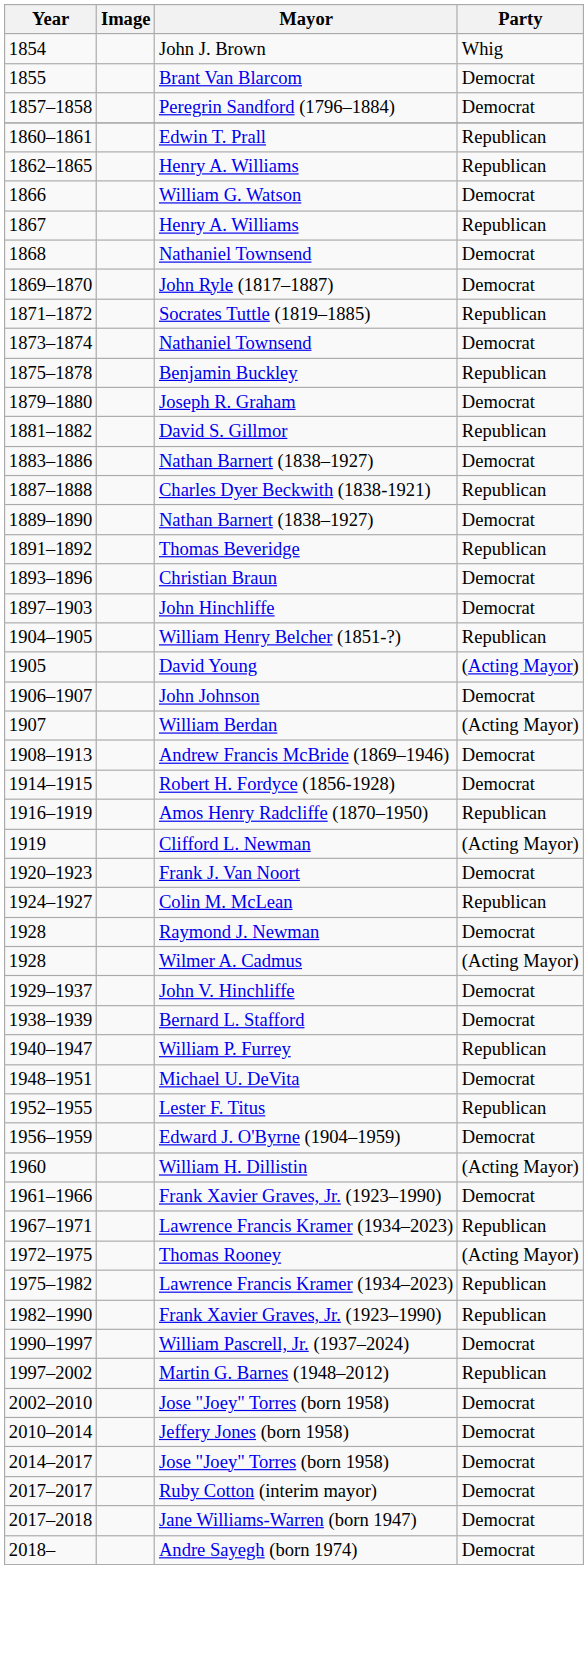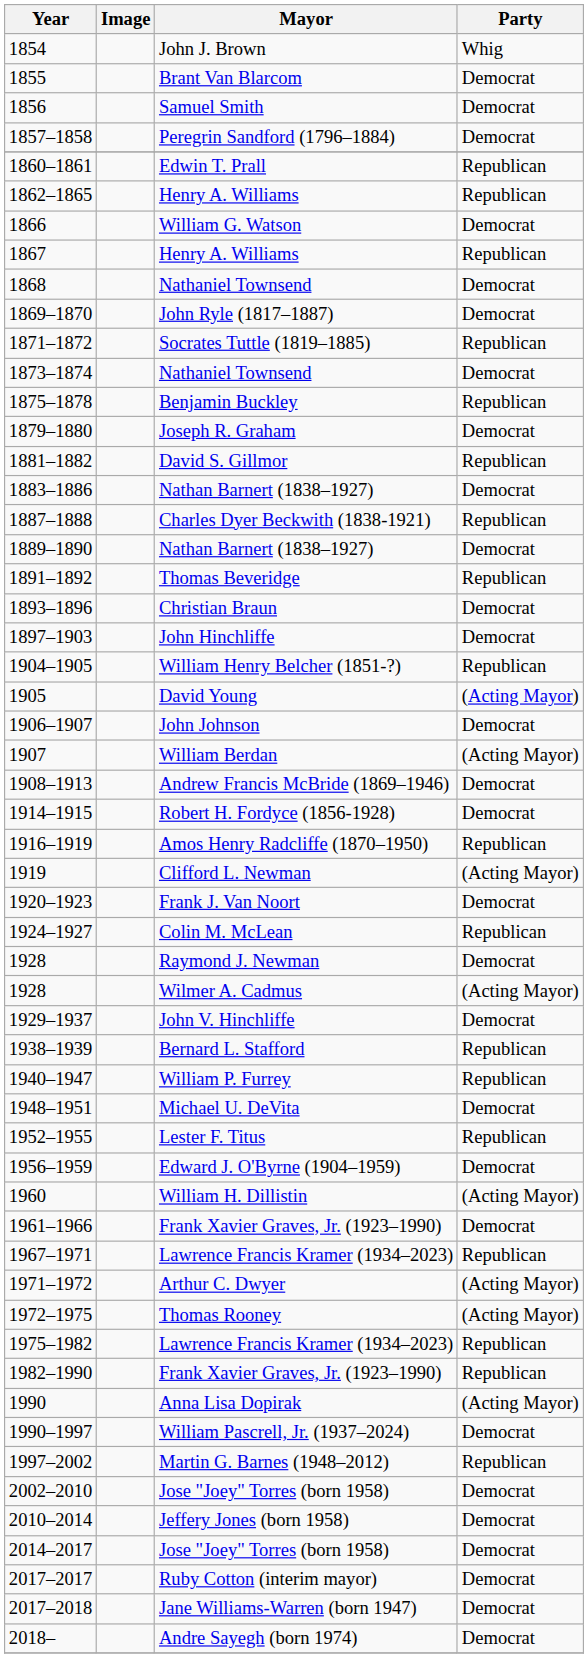+ row: (27, 107)
(498, 1020) Democrat -> (504, 1049) Republican
+ row: (51, 1284)
+ row: (27, 1402)
